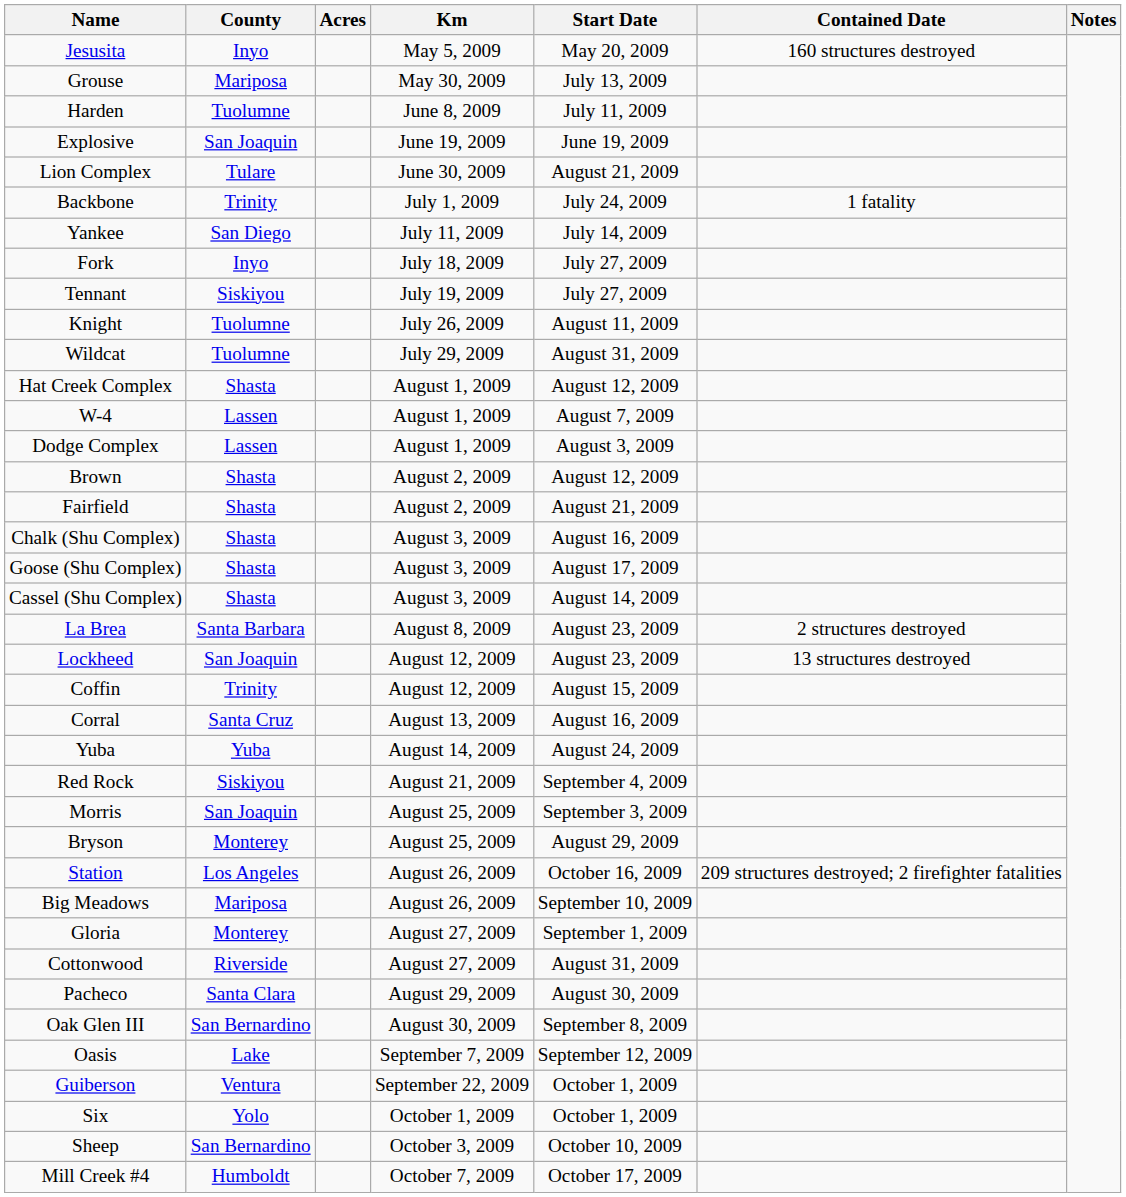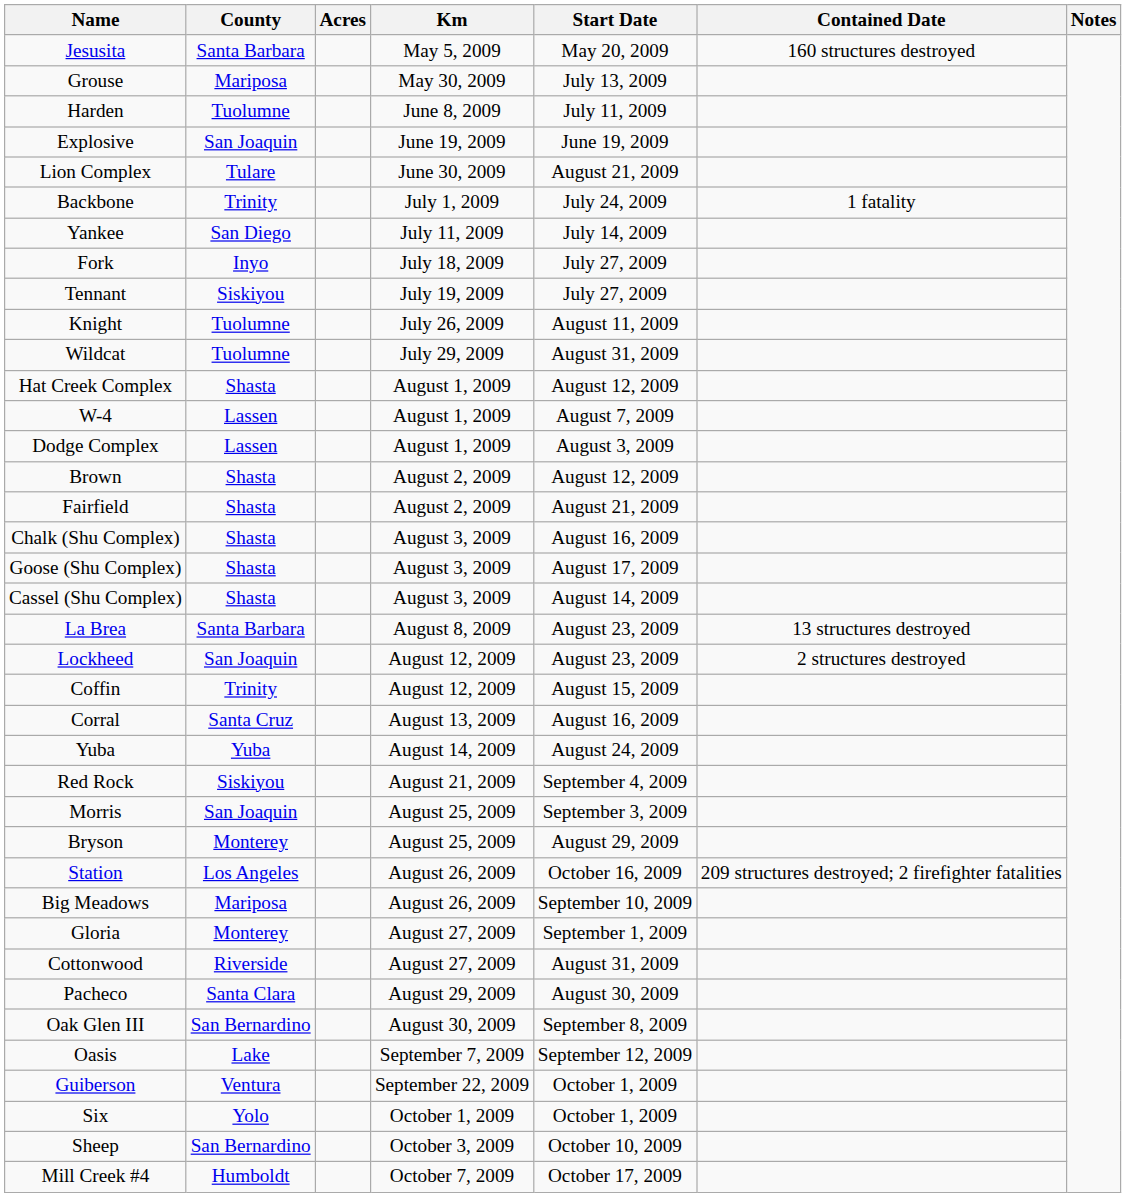(251, 50) Inyo -> (251, 50) Santa Barbara
(881, 628) 2 structures destroyed -> (881, 628) 13 structures destroyed
(881, 659) 13 structures destroyed -> (881, 659) 2 structures destroyed
